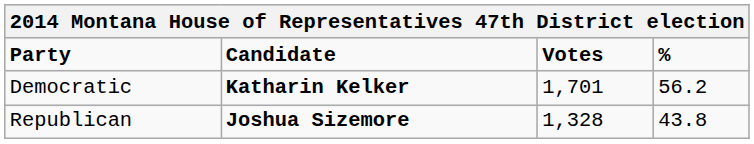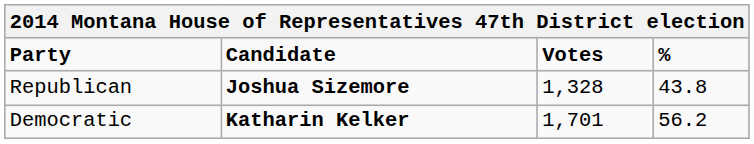rows swapped: (71, 88) <-> (71, 121)
